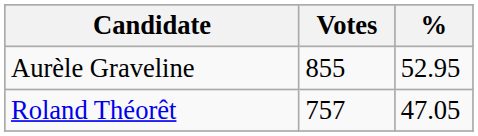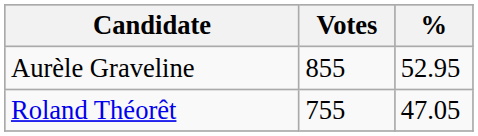(325, 109) 757 -> (325, 109) 755
